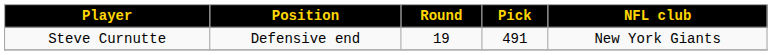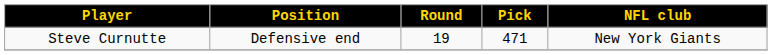(515, 39) 491 -> (515, 39) 471
